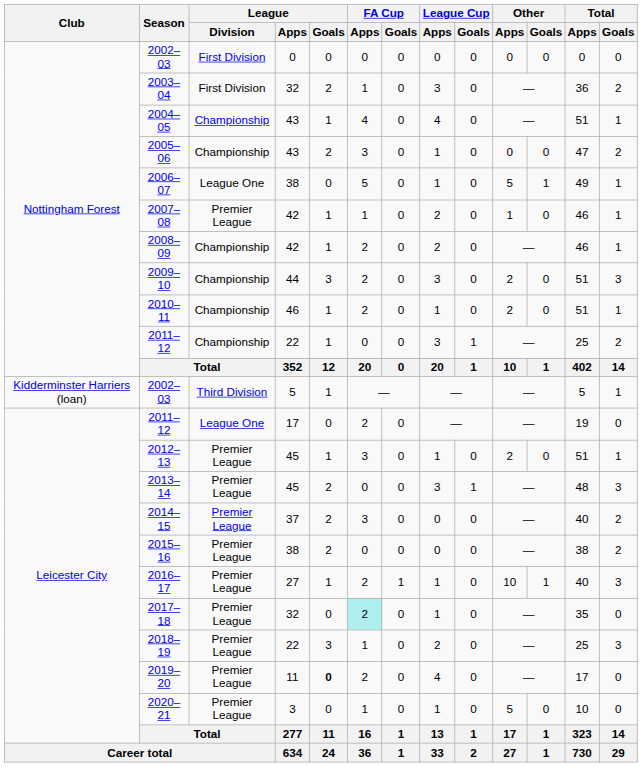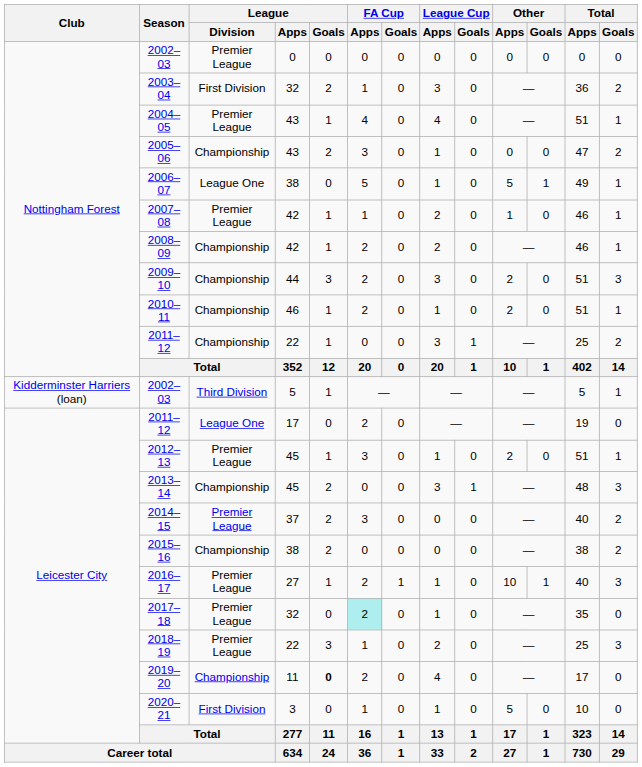(232, 57) First Division -> (232, 57) Premier League
(232, 120) Championship -> (232, 120) Premier League
(232, 487) Premier League -> (232, 487) Championship
(232, 550) Premier League -> (232, 550) Championship
(232, 677) Premier League -> (232, 677) Championship
(232, 709) Premier League -> (232, 709) First Division
